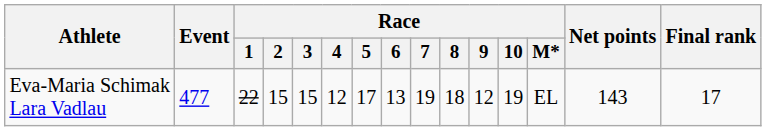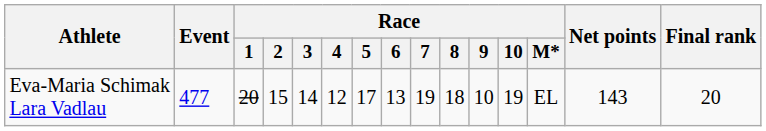(249, 97) 22 -> (249, 97) 20
(307, 97) 15 -> (307, 97) 14
(484, 97) 12 -> (484, 97) 10
(711, 97) 17 -> (711, 97) 20
